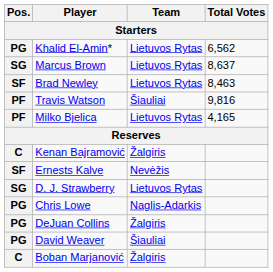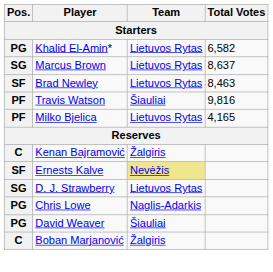(221, 48) 6,562 -> (221, 48) 6,582
(150, 170) no background -> (150, 170) khaki background
- row: (72, 223)
